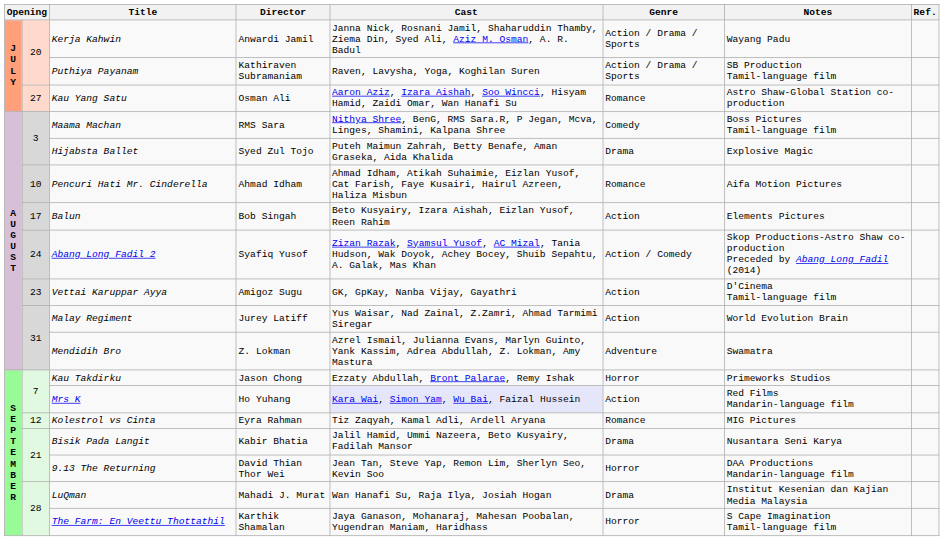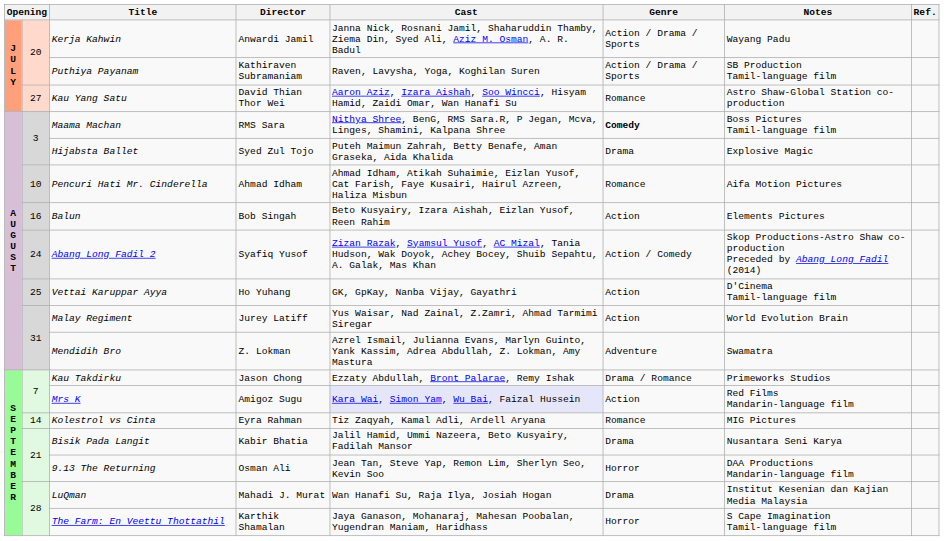(265, 98) Osman Ali -> (270, 98) David Thian Thor Wei
(623, 125) normal -> (623, 125) bold
(36, 216) 17 -> (36, 216) 16
(36, 292) 23 -> (36, 292) 25
(270, 292) Amigoz Sugu -> (265, 292) Ho Yuhang
(623, 378) Horror -> (648, 378) Drama / Romance
(265, 399) Ho Yuhang -> (270, 399) Amigoz Sugu
(36, 420) 12 -> (36, 420) 14
(270, 468) David Thian Thor Wei -> (265, 468) Osman Ali
